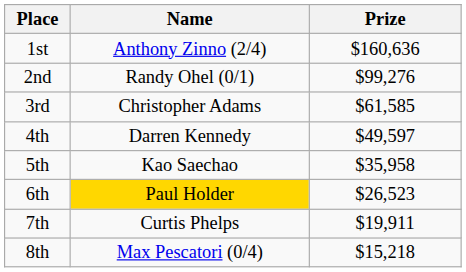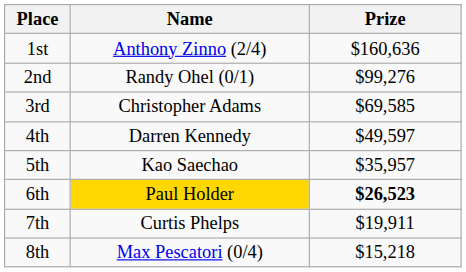(385, 106) $61,585 -> (385, 106) $69,585
(385, 164) $35,958 -> (385, 164) $35,957
(385, 194) normal -> (385, 194) bold
